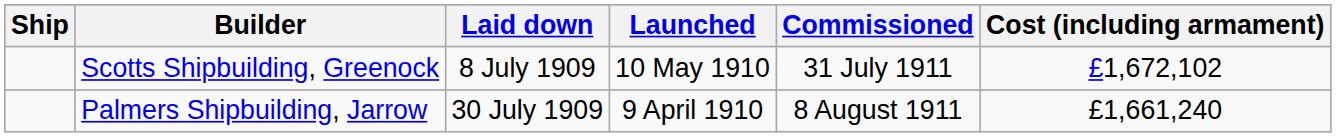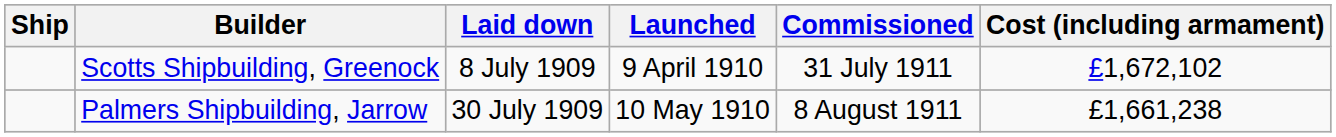(693, 68) 10 May 1910 -> (693, 68) 9 April 1910
(693, 110) 9 April 1910 -> (693, 110) 10 May 1910
(1155, 110) £1,661,240 -> (1155, 110) £1,661,238
